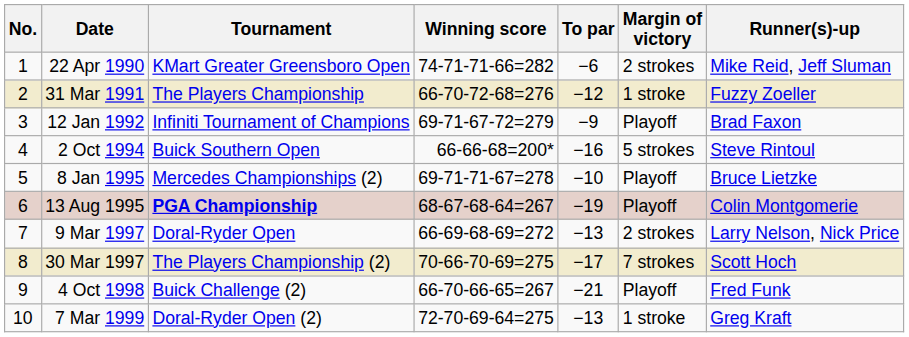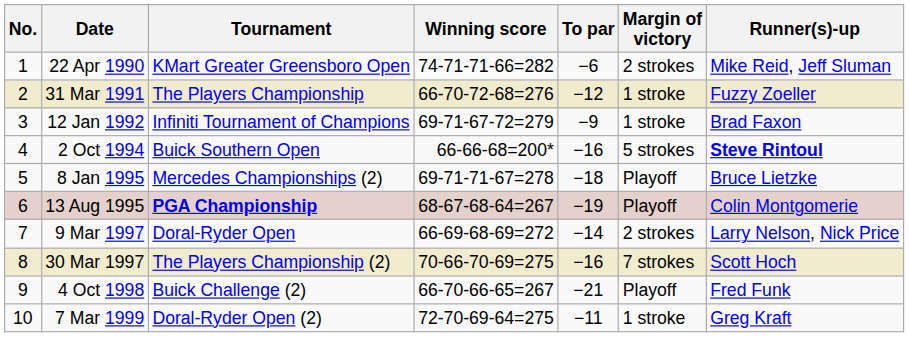(650, 122) Playoff -> (654, 122) 1 stroke
(763, 150) normal -> (766, 150) bold
(588, 178) −10 -> (588, 178) −18
(588, 234) −13 -> (588, 234) −14
(588, 262) −17 -> (588, 262) −16
(588, 318) −13 -> (588, 318) −11
